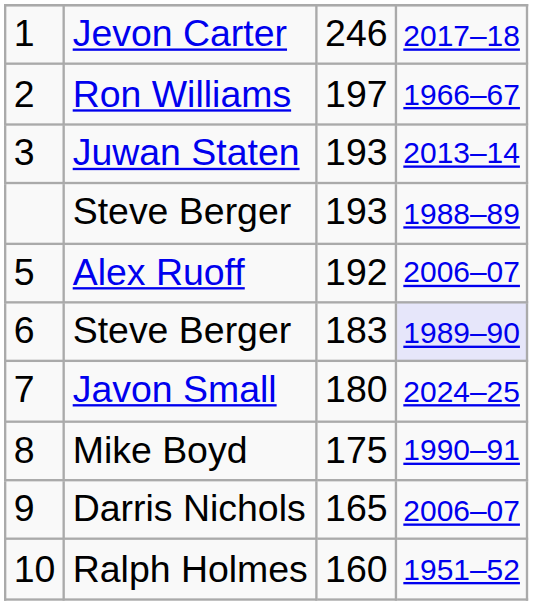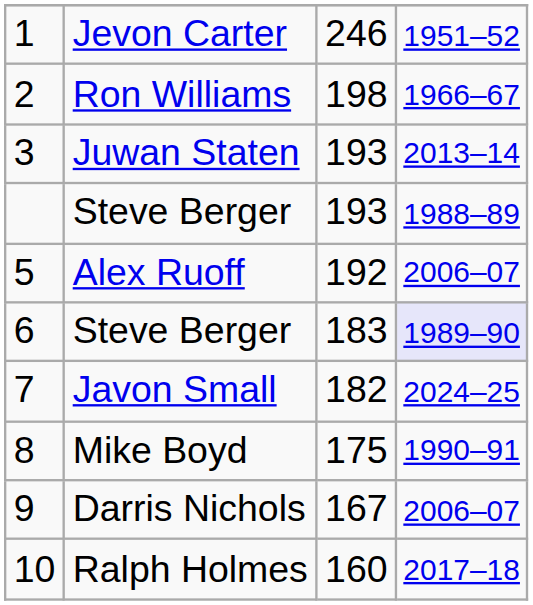(462, 35) 2017–18 -> (462, 35) 1951–52
(356, 93) 197 -> (356, 93) 198
(356, 390) 180 -> (356, 390) 182
(356, 509) 165 -> (356, 509) 167
(462, 569) 1951–52 -> (462, 569) 2017–18
